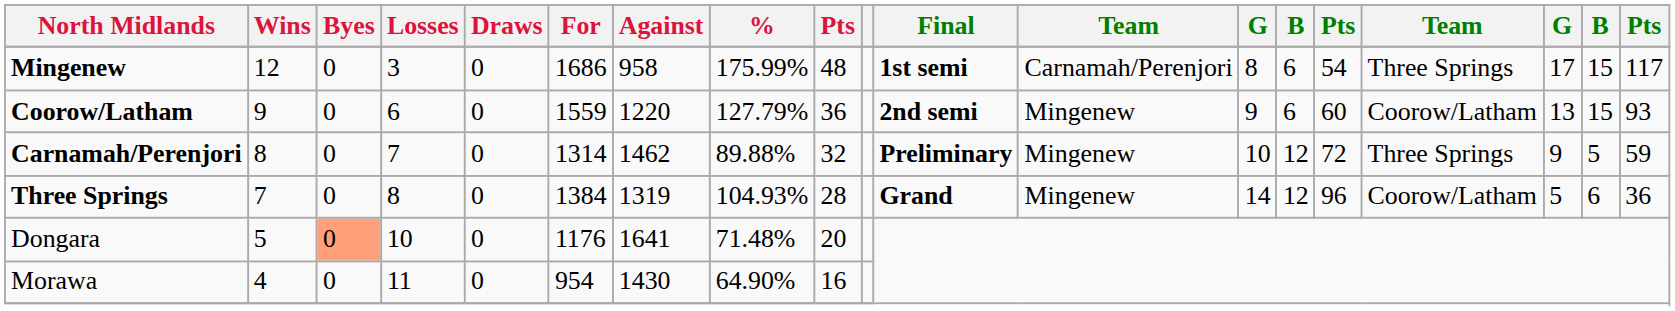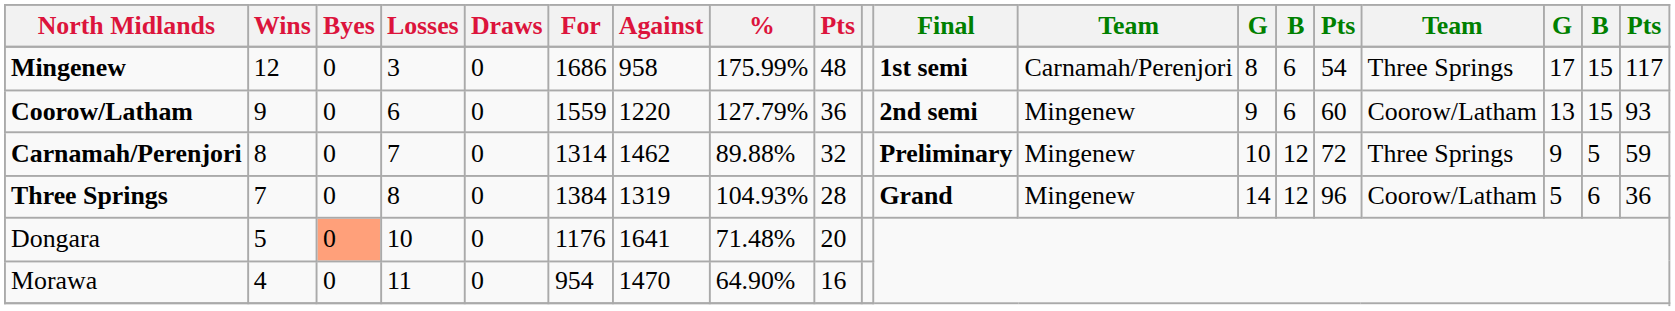(645, 281) 1430 -> (645, 281) 1470
